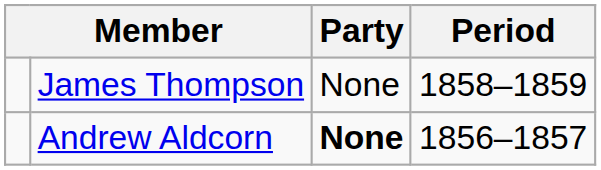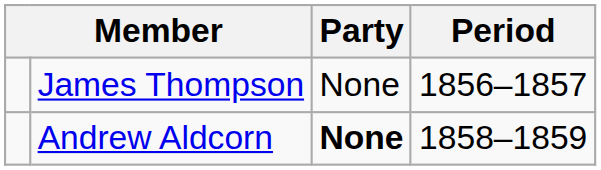(503, 84) 1858–1859 -> (503, 84) 1856–1857
(503, 137) 1856–1857 -> (503, 137) 1858–1859
